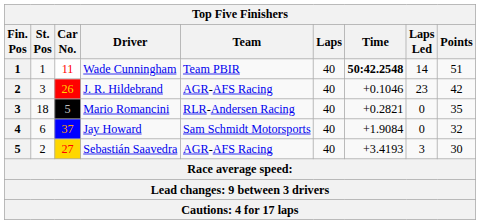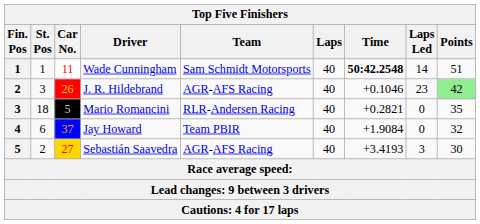(211, 69) Team PBIR -> (247, 69) Sam Schmidt Motorsports
(456, 89) no background -> (456, 89) lightgreen background
(247, 129) Sam Schmidt Motorsports -> (211, 129) Team PBIR
